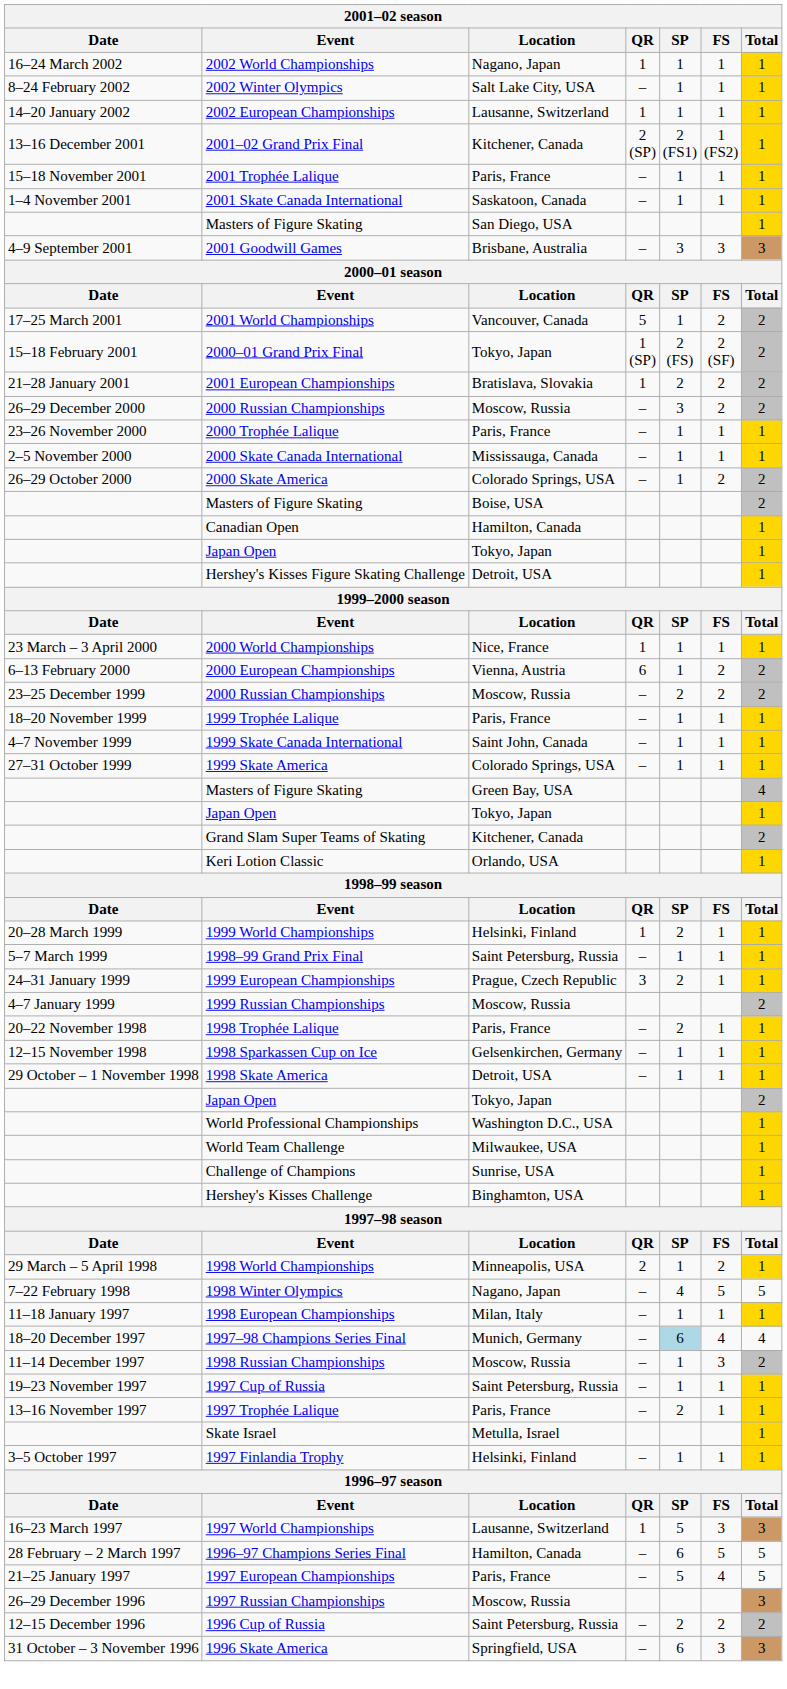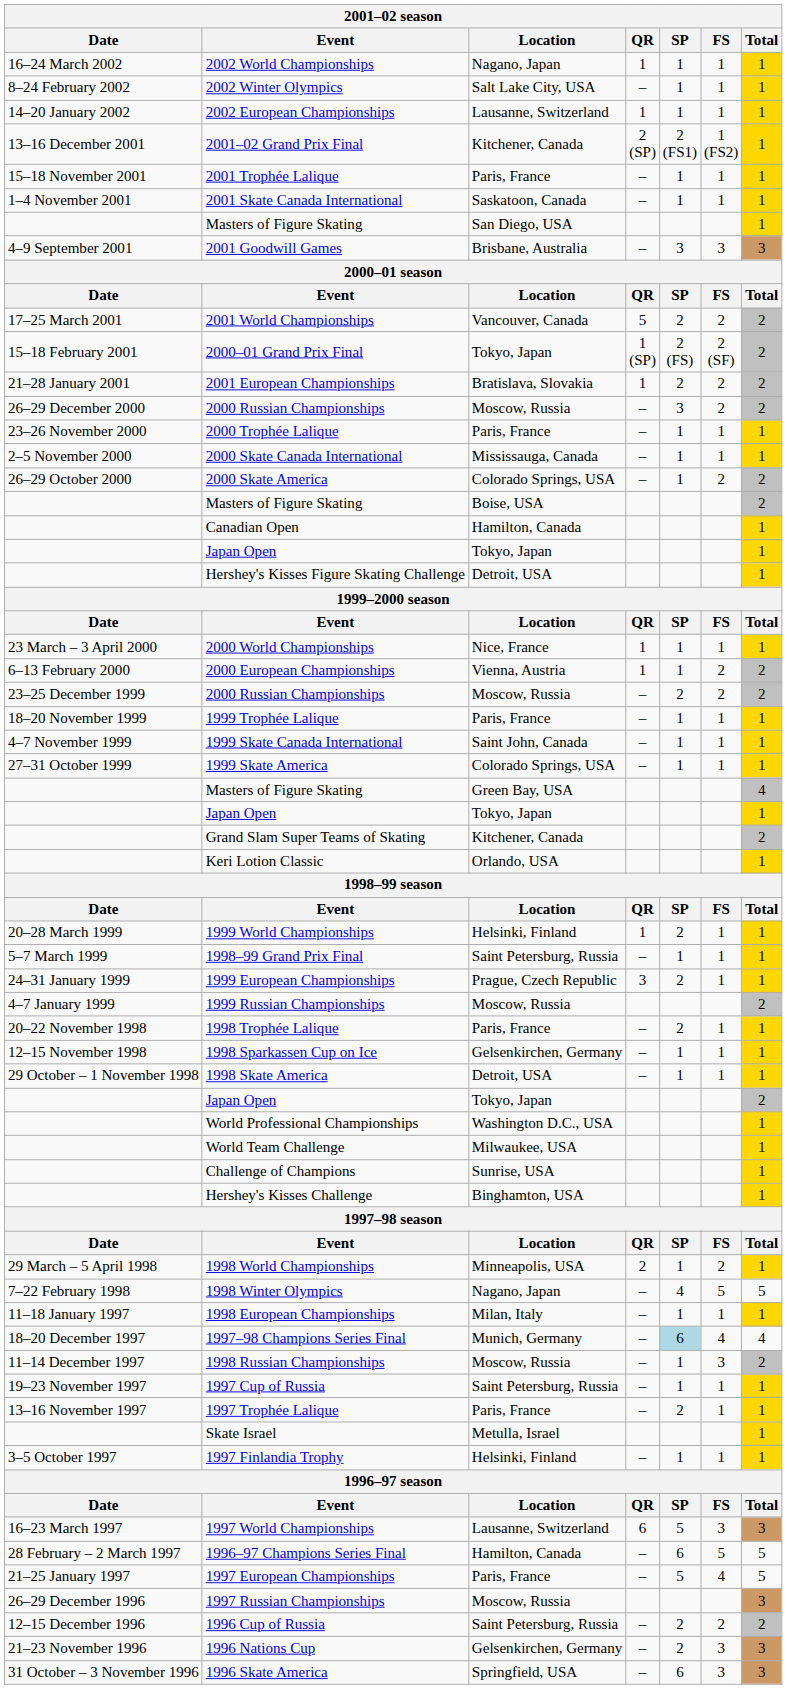(680, 319) 1 -> (680, 319) 2
(643, 670) 6 -> (643, 670) 1
(643, 1529) 1 -> (643, 1529) 6
+ row: (260, 1648)
